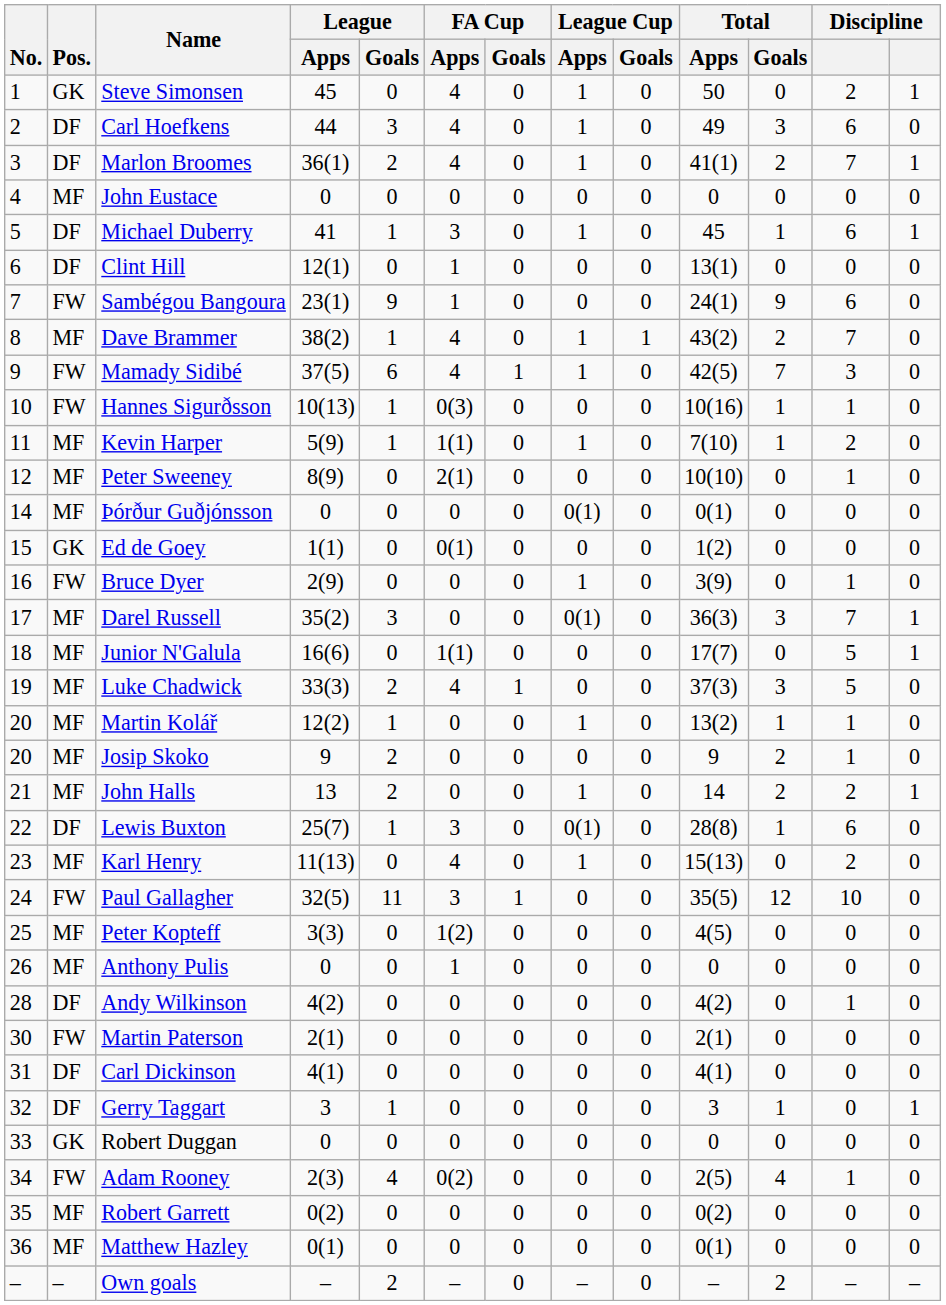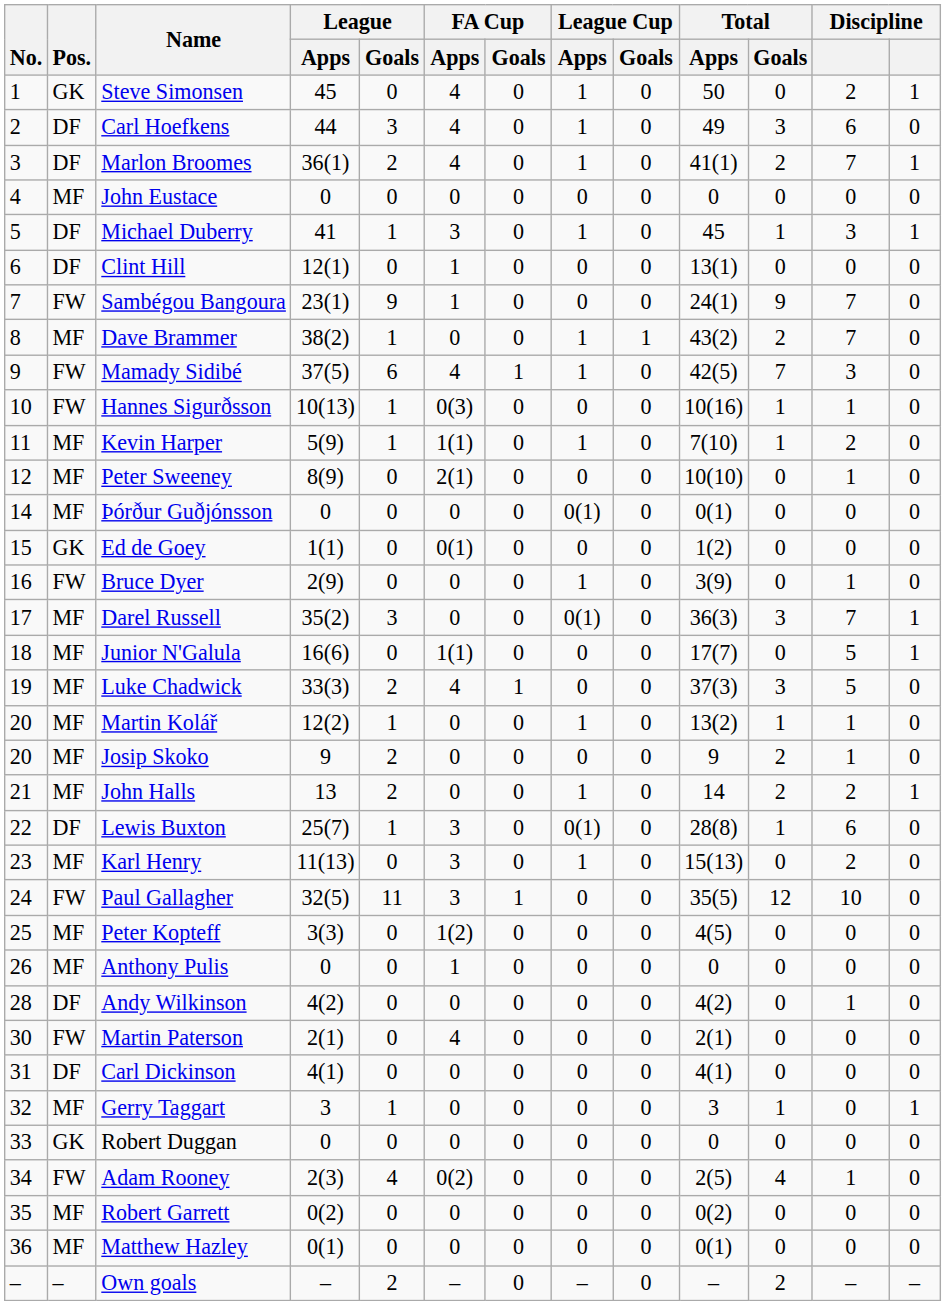(851, 232) 6 -> (851, 232) 3
(851, 302) 6 -> (851, 302) 7
(455, 337) 4 -> (455, 337) 0
(455, 862) 4 -> (455, 862) 3
(455, 1037) 0 -> (455, 1037) 4
(67, 1107) DF -> (68, 1107) MF
